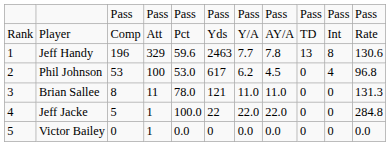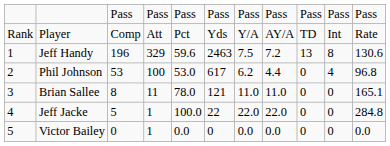(245, 53) 7.7 -> (245, 53) 7.5
(273, 53) 7.8 -> (273, 53) 7.2
(273, 72) 4.5 -> (273, 72) 4.4
(369, 92) 131.3 -> (369, 92) 165.1
